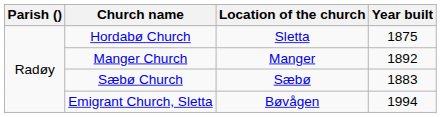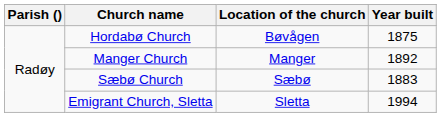(292, 36) Sletta -> (292, 36) Bøvågen
(292, 101) Bøvågen -> (292, 101) Sletta
